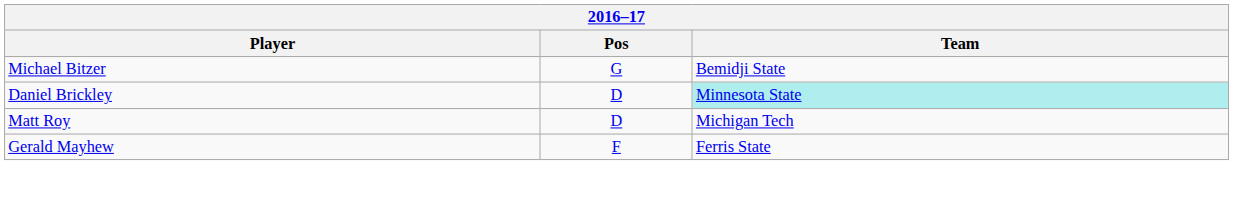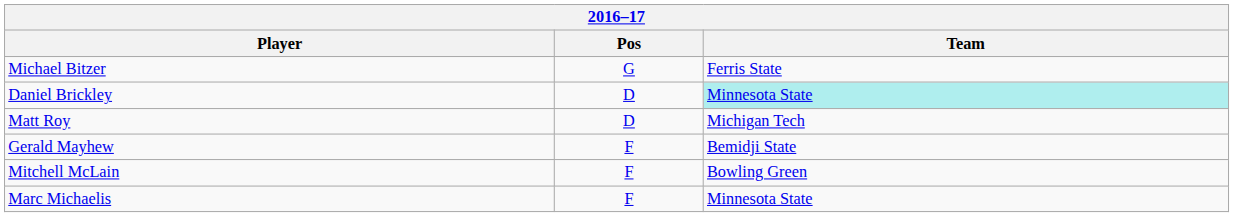(741, 69) Bemidji State -> (744, 69) Ferris State
(733, 146) Ferris State -> (752, 146) Bemidji State
+ row: (64, 172)
+ row: (60, 198)
